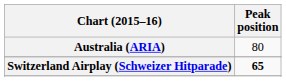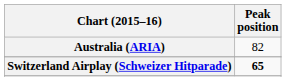(258, 47) 80 -> (258, 47) 82
